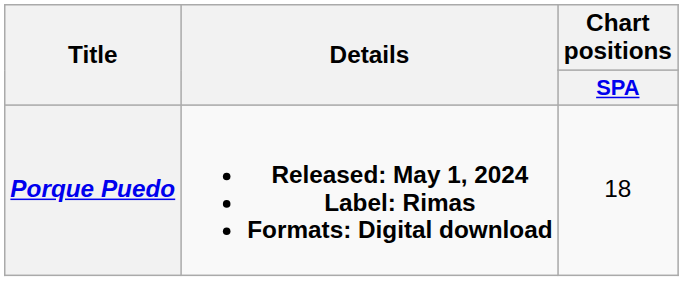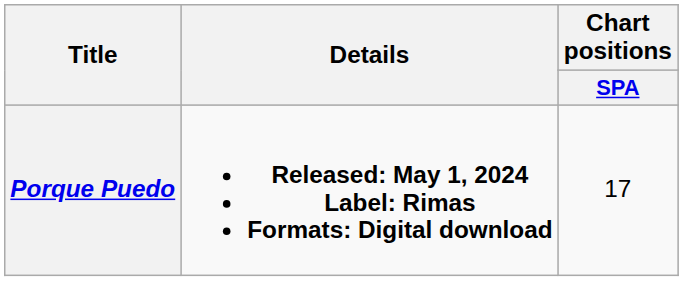(618, 189) 18 -> (618, 189) 17
